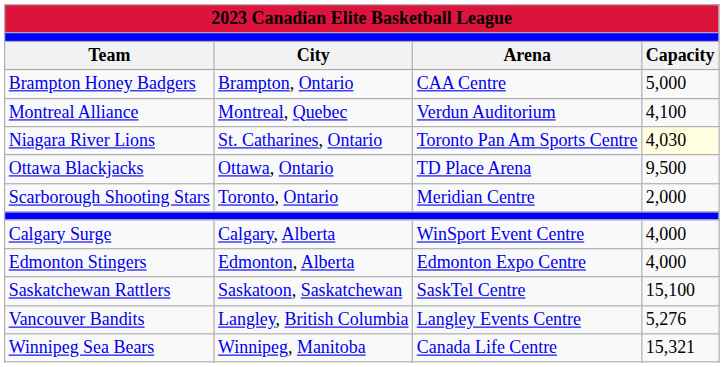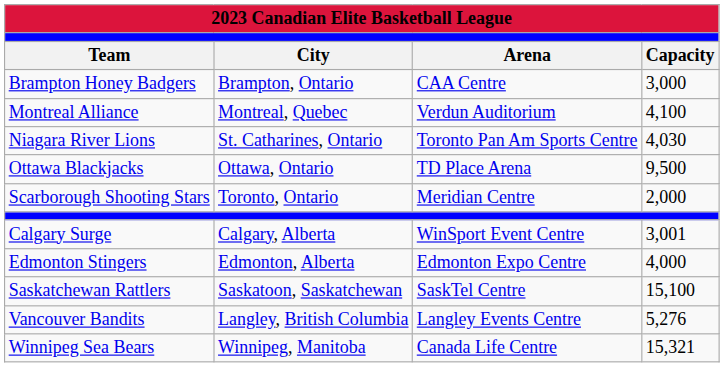(666, 83) 5,000 -> (666, 83) 3,000
(666, 140) lightyellow background -> (666, 140) no background
(666, 234) 4,000 -> (666, 234) 3,001
